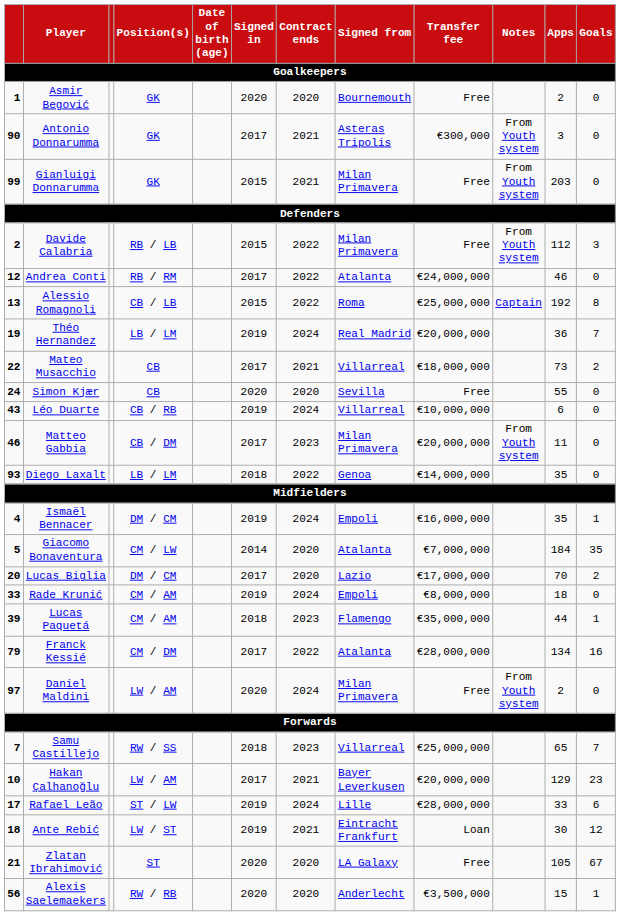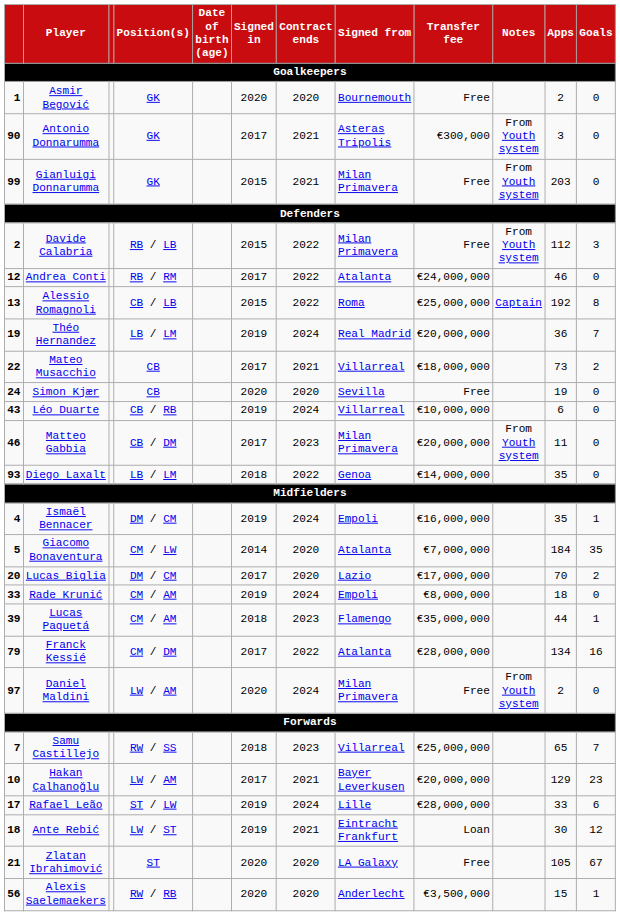(561, 392) 55 -> (561, 392) 19
